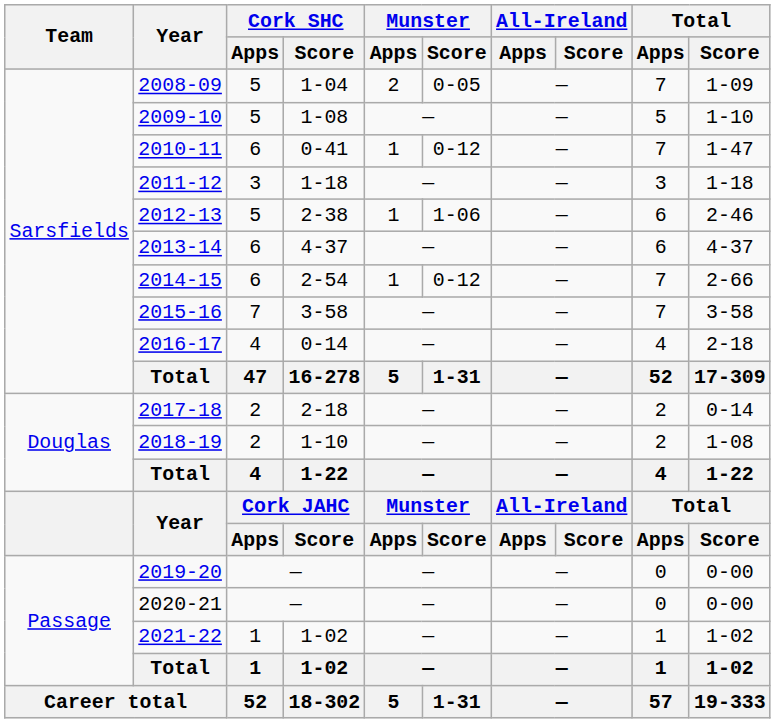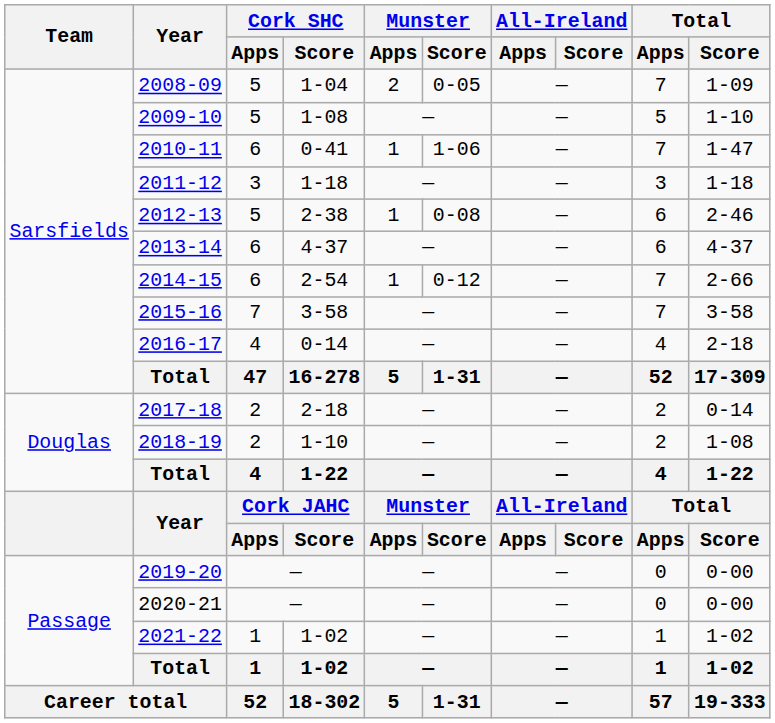(457, 151) 0-12 -> (457, 151) 1-06
(457, 215) 1-06 -> (457, 215) 0-08
